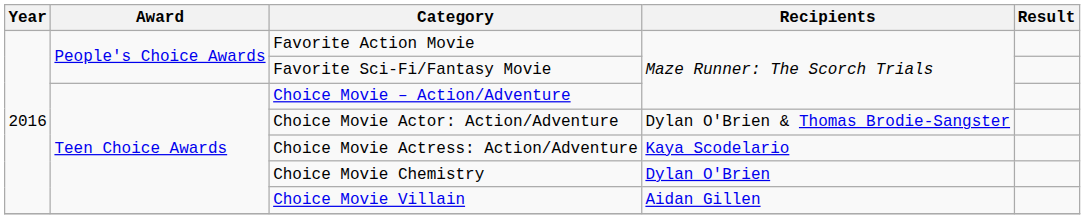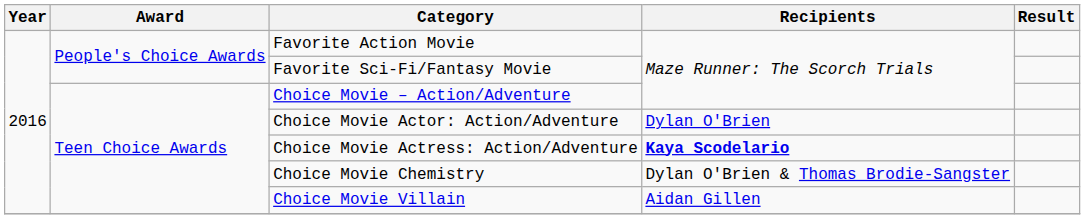(828, 122) Dylan O'Brien & Thomas Brodie-Sangster -> (708, 122) Dylan O'Brien
(717, 148) normal -> (717, 148) bold
(708, 174) Dylan O'Brien -> (828, 174) Dylan O'Brien & Thomas Brodie-Sangster
